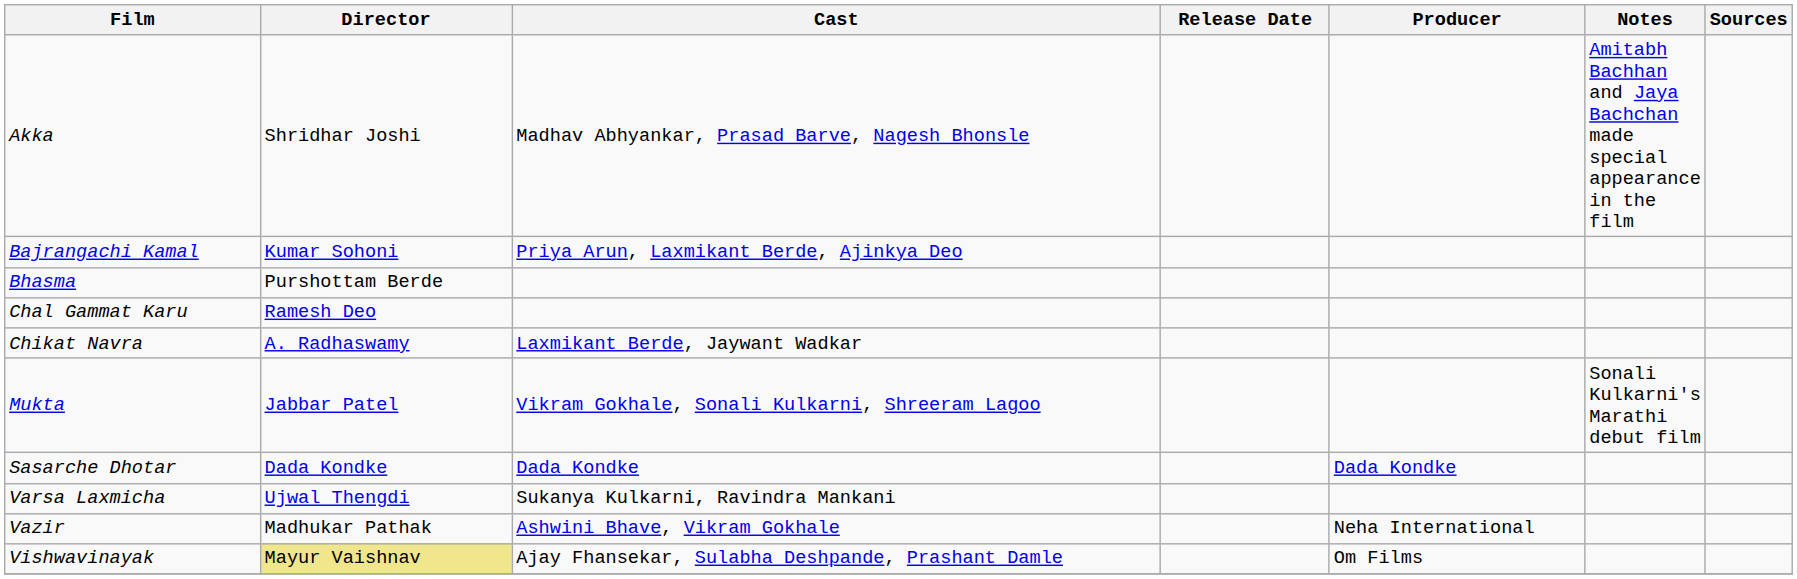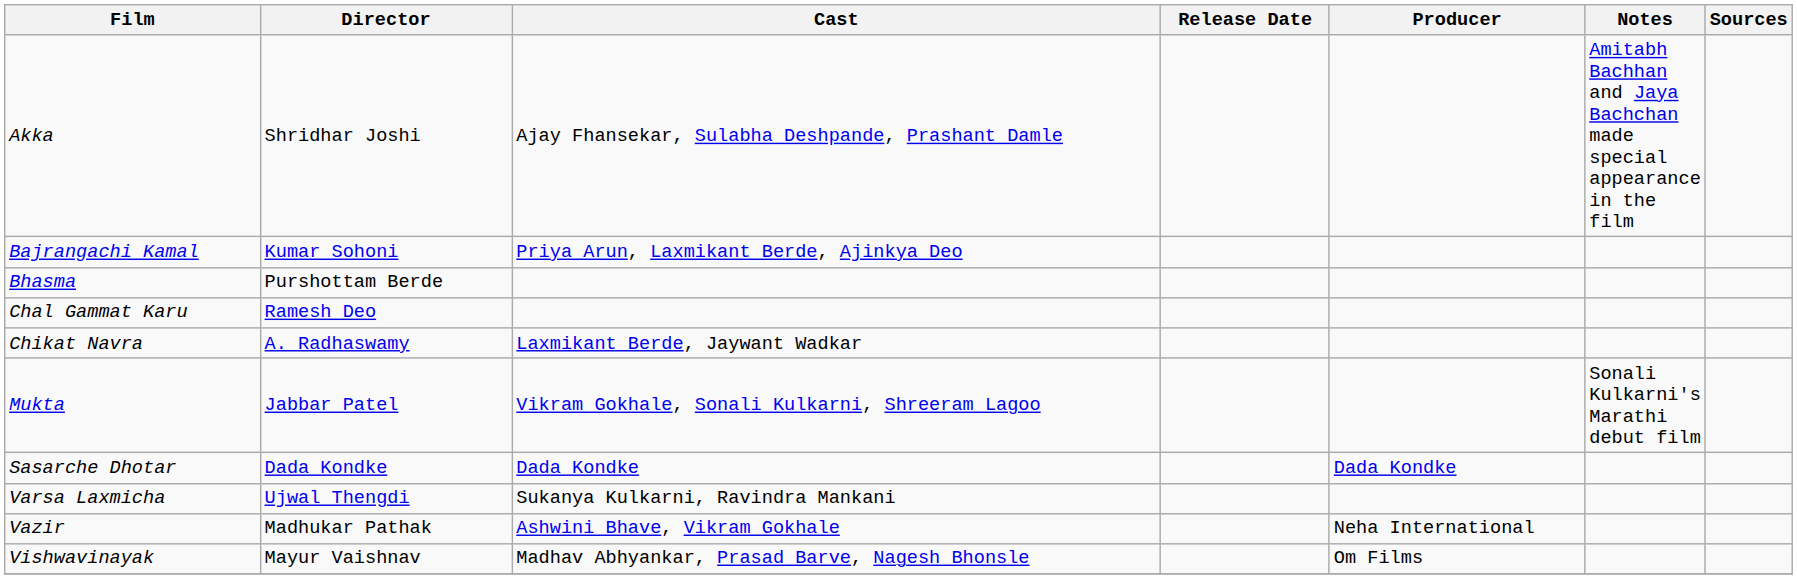(773, 136) Madhav Abhyankar, Prasad Barve, Nagesh Bhonsle -> (790, 136) Ajay Fhansekar, Sulabha Deshpande, Prashant Damle
(343, 559) khaki background -> (343, 559) no background
(790, 559) Ajay Fhansekar, Sulabha Deshpande, Prashant Damle -> (773, 559) Madhav Abhyankar, Prasad Barve, Nagesh Bhonsle
